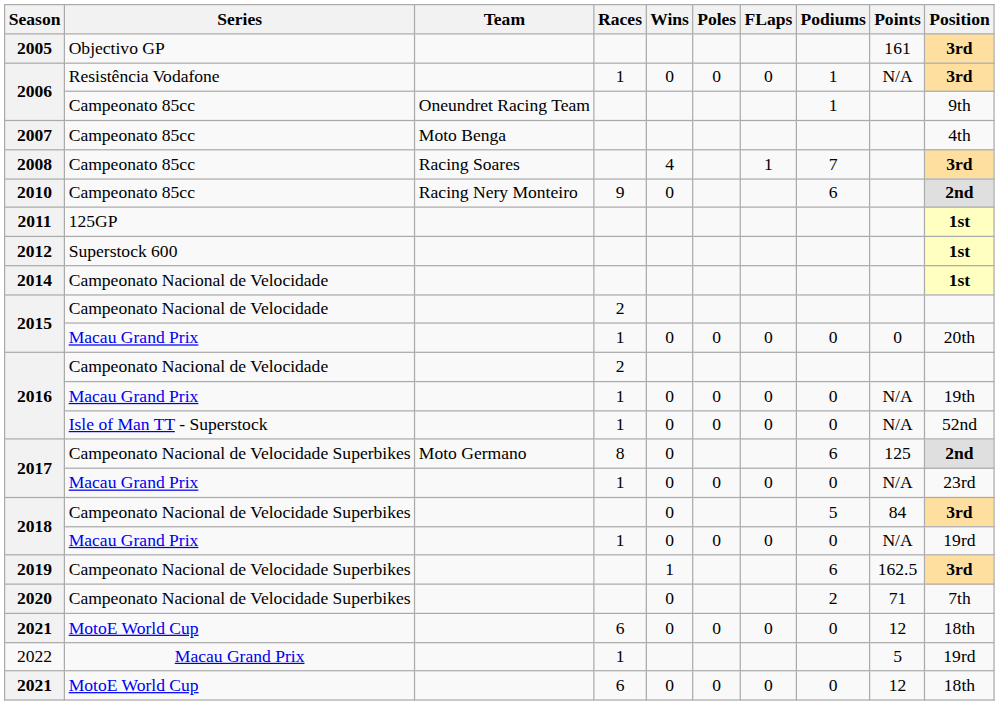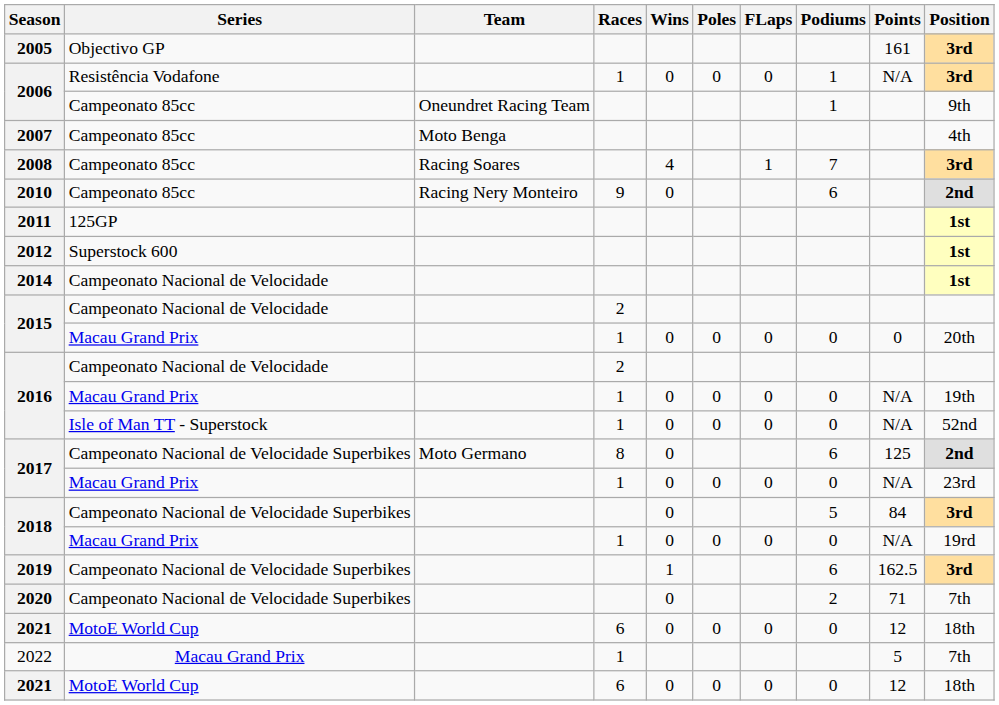(959, 656) 19rd -> (959, 656) 7th
